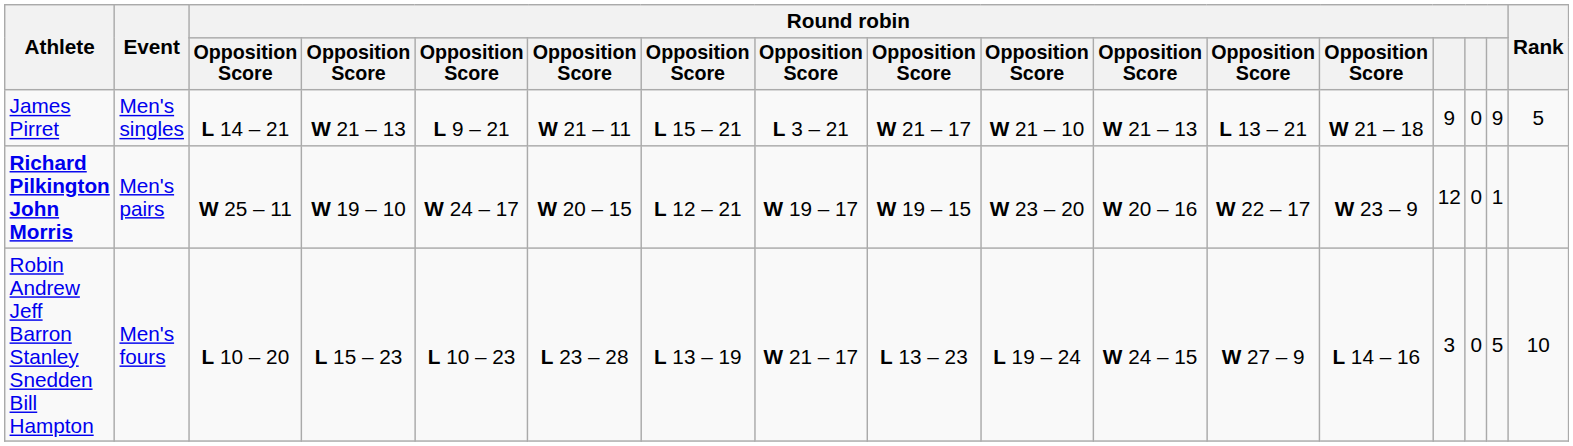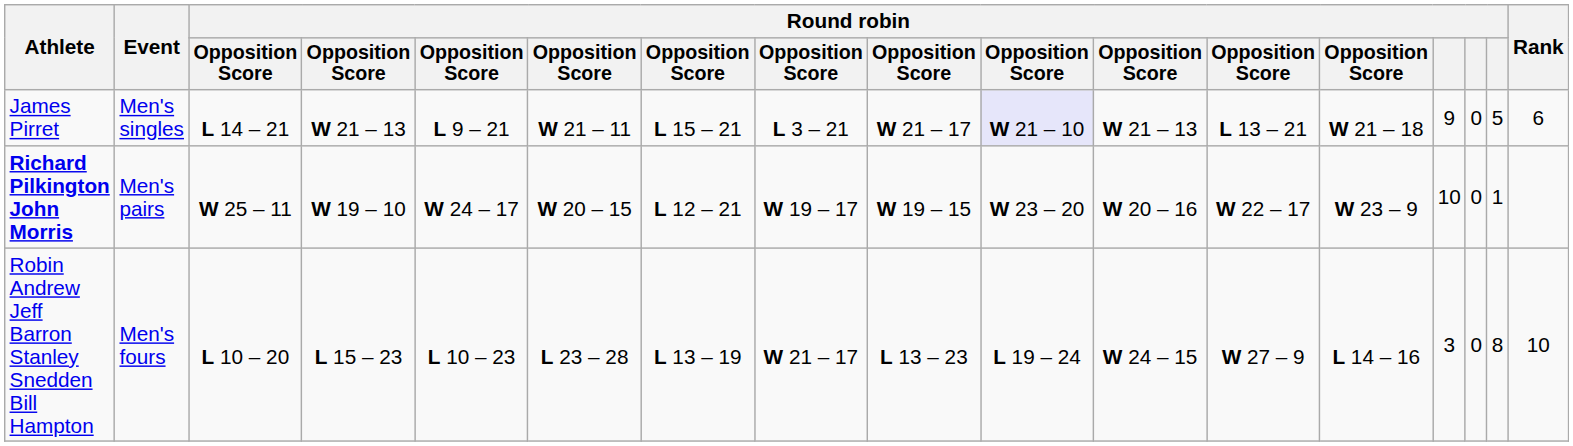(1037, 130) no background -> (1037, 130) lavender background
(1497, 118) 9 -> (1497, 118) 5
(1538, 118) 5 -> (1538, 118) 6
(1449, 197) 12 -> (1449, 197) 10
(1497, 345) 5 -> (1497, 345) 8
